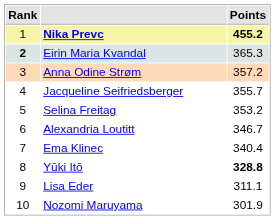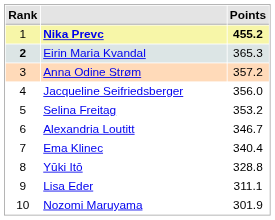(248, 91) 355.7 -> (248, 91) 356.0
(248, 167) bold -> (248, 167) normal
